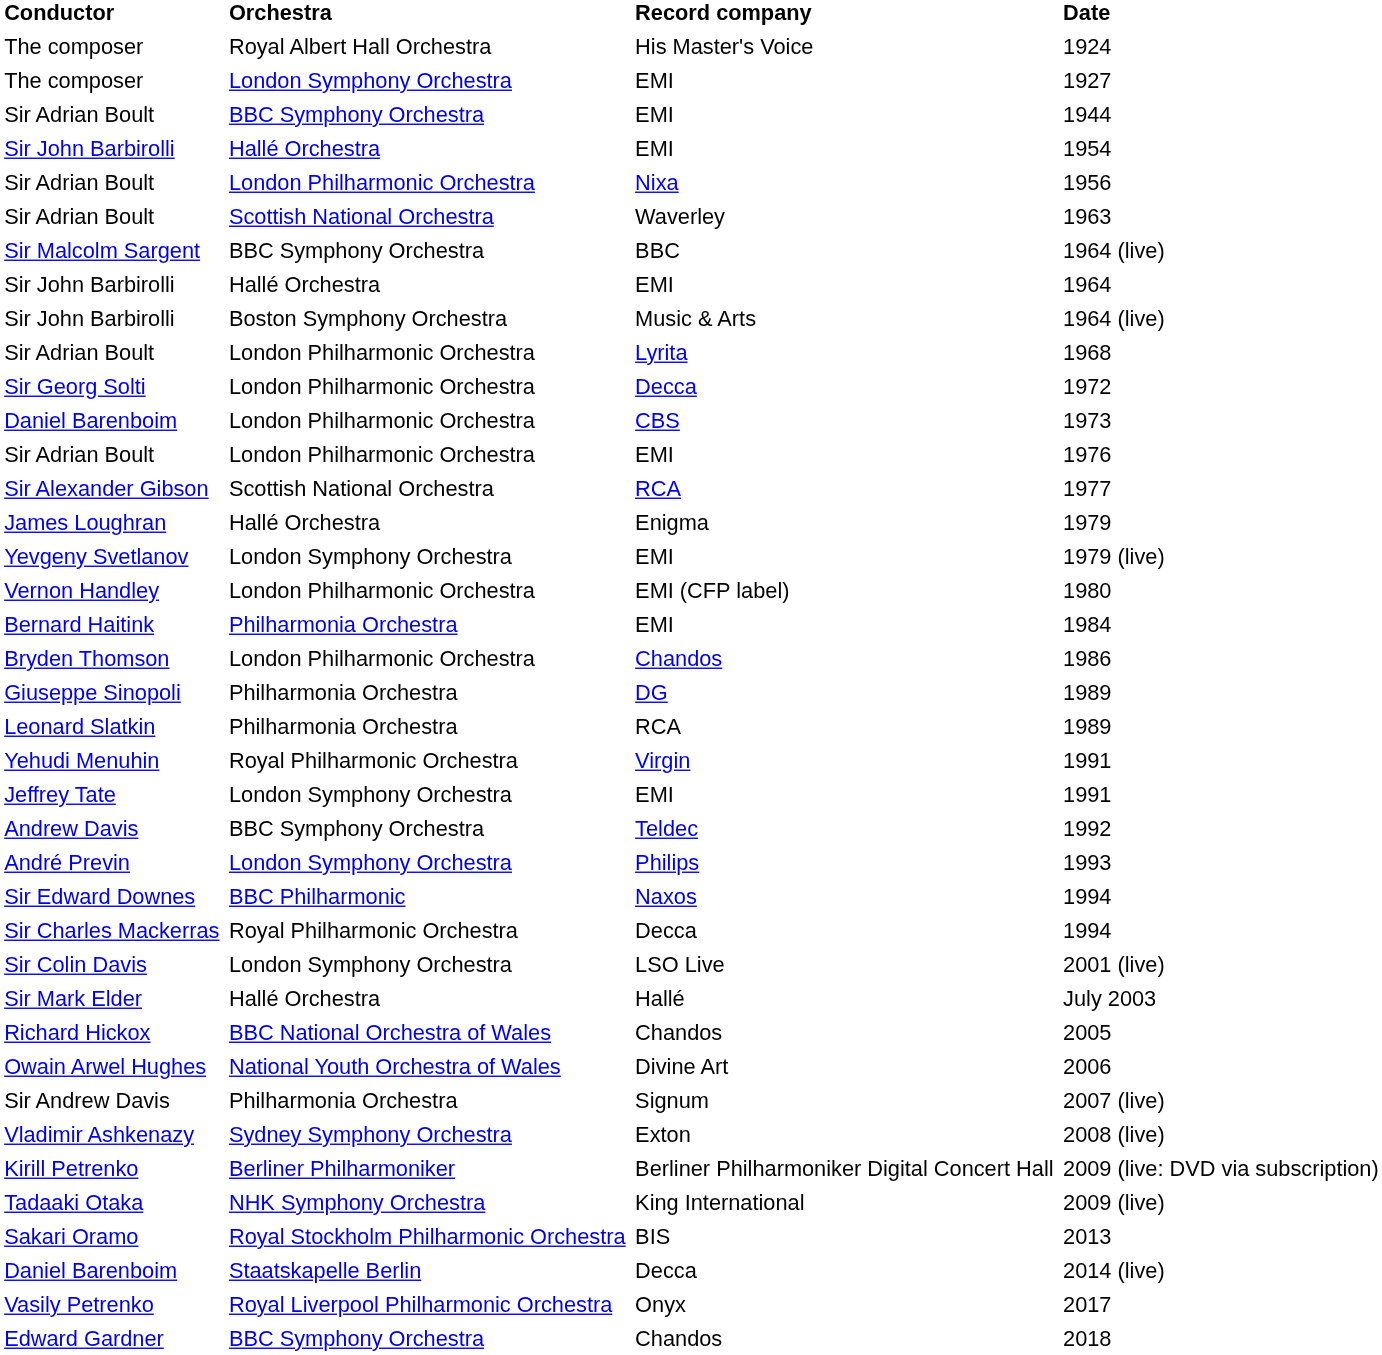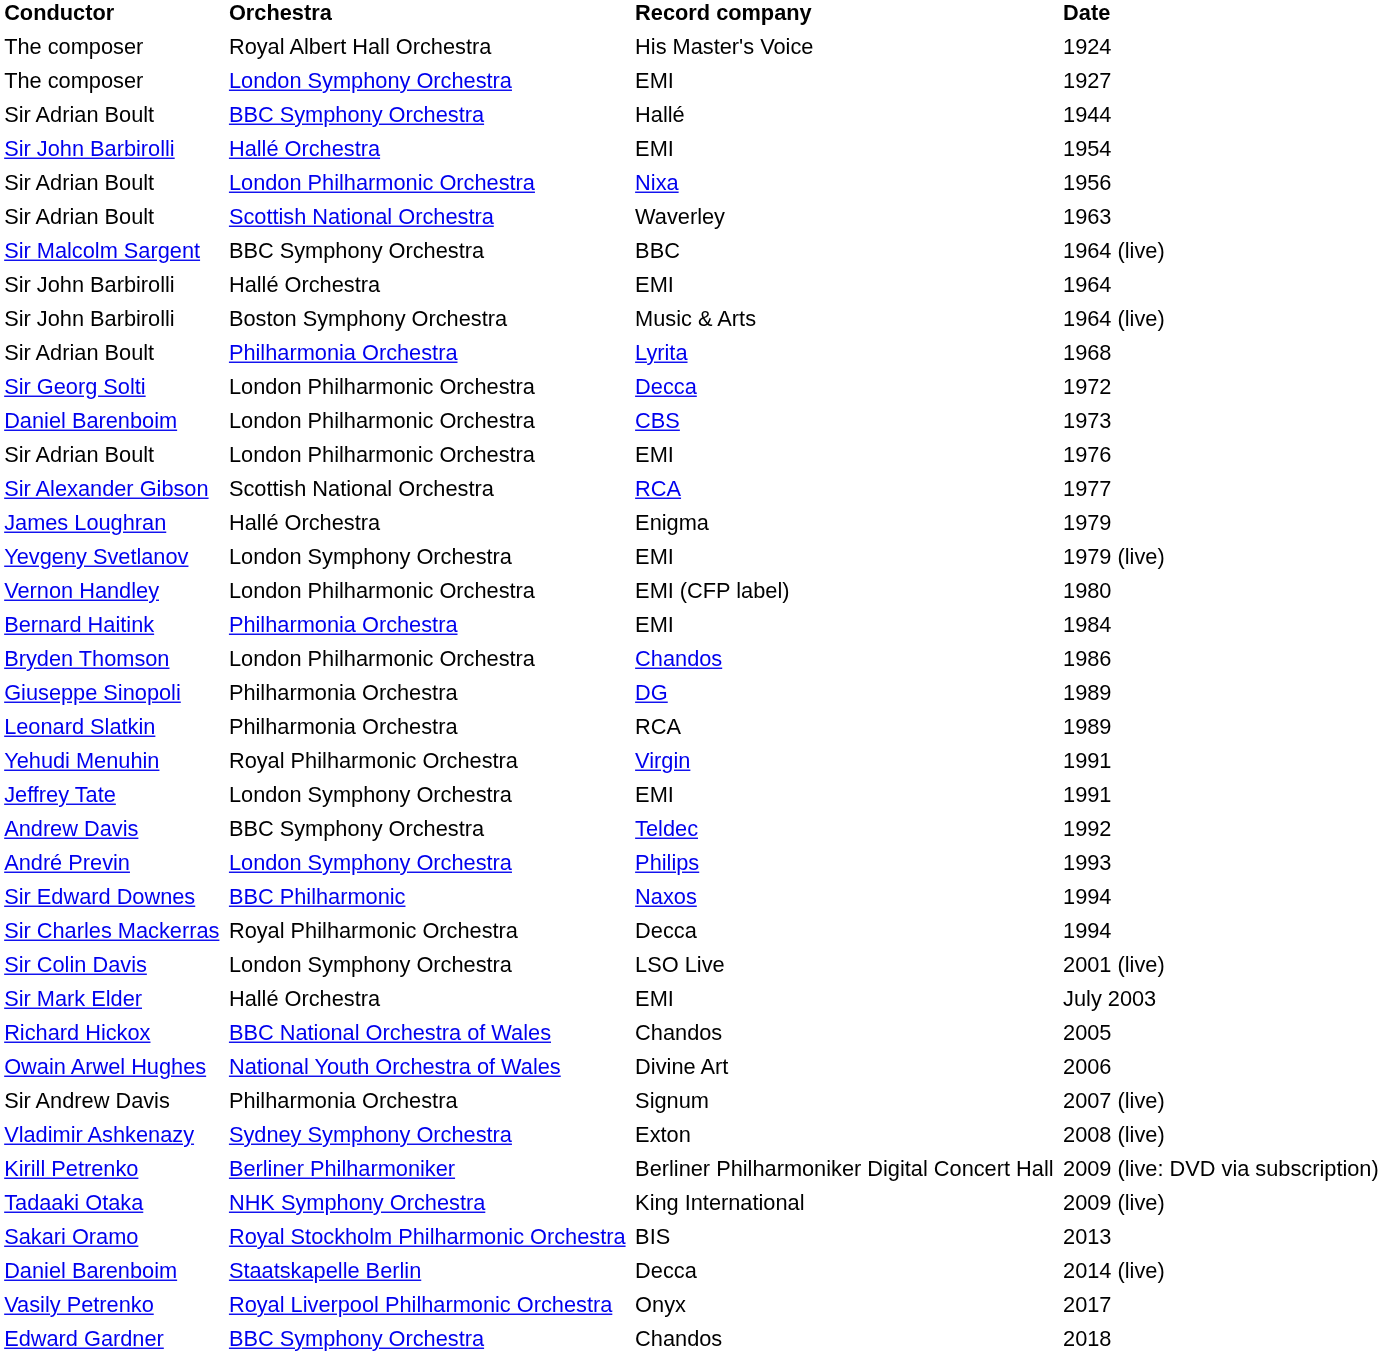(654, 115) EMI -> (660, 115) Hallé
(382, 353) London Philharmonic Orchestra -> (343, 353) Philharmonia Orchestra
(660, 999) Hallé -> (654, 999) EMI
